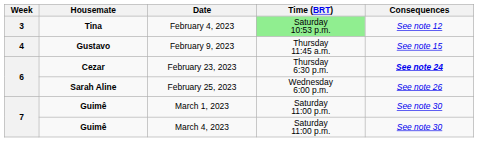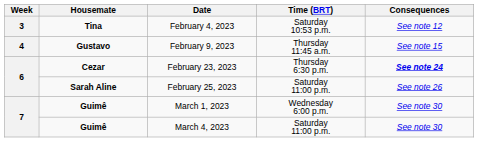(311, 26) lightgreen background -> (311, 26) no background
(311, 86) Wednesday 6:00 p.m. -> (311, 86) Saturday 11:00 p.m.
(311, 106) Saturday 11:00 p.m. -> (311, 106) Wednesday 6:00 p.m.
